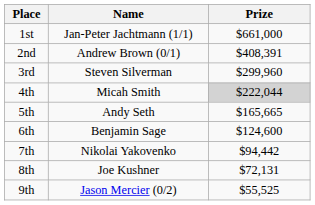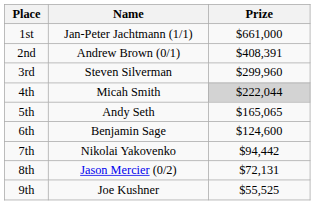(259, 111) $165,665 -> (259, 111) $165,065
(128, 170) Joe Kushner -> (128, 170) Jason Mercier (0/2)
(128, 190) Jason Mercier (0/2) -> (128, 190) Joe Kushner
